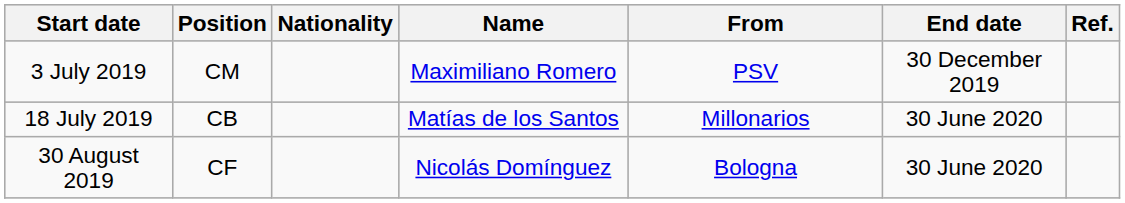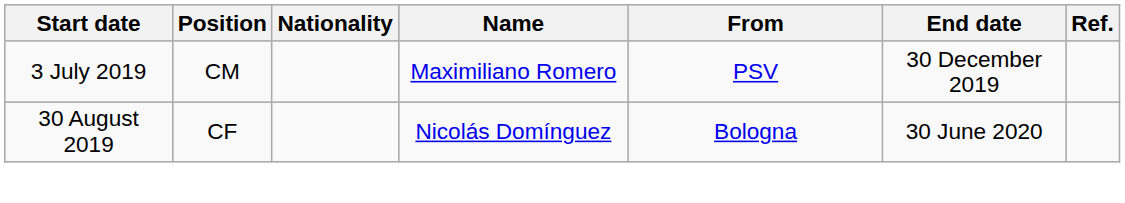- row: (89, 120)
